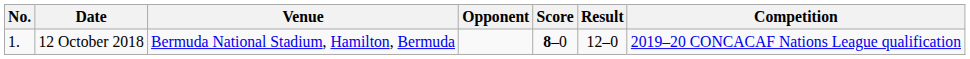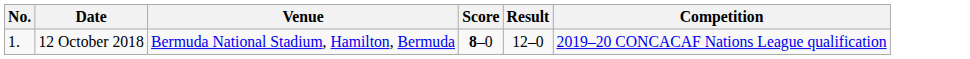- column: (496, 16)
